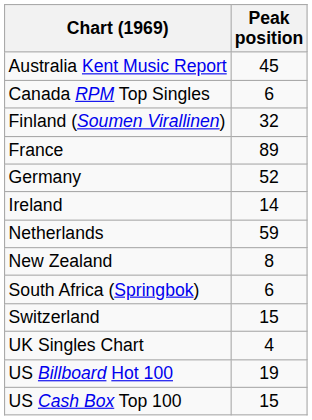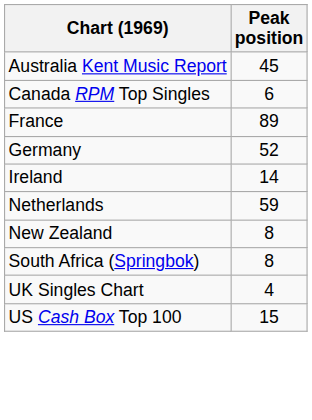- row: (117, 121)
(269, 289) 6 -> (269, 261) 8
- row: (54, 317)
- row: (91, 373)
